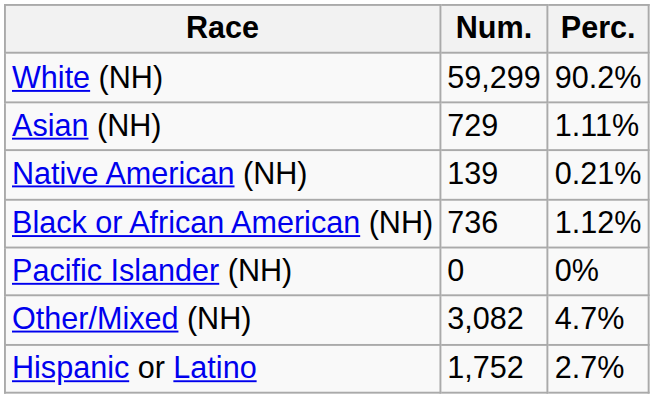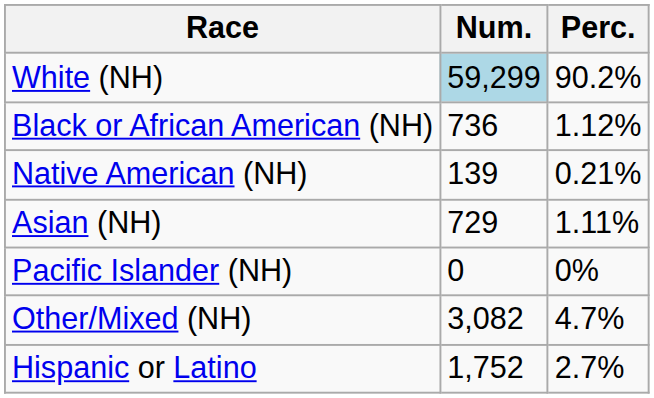(494, 77) no background -> (494, 77) lightblue background
rows swapped: (223, 222) <-> (87, 125)
